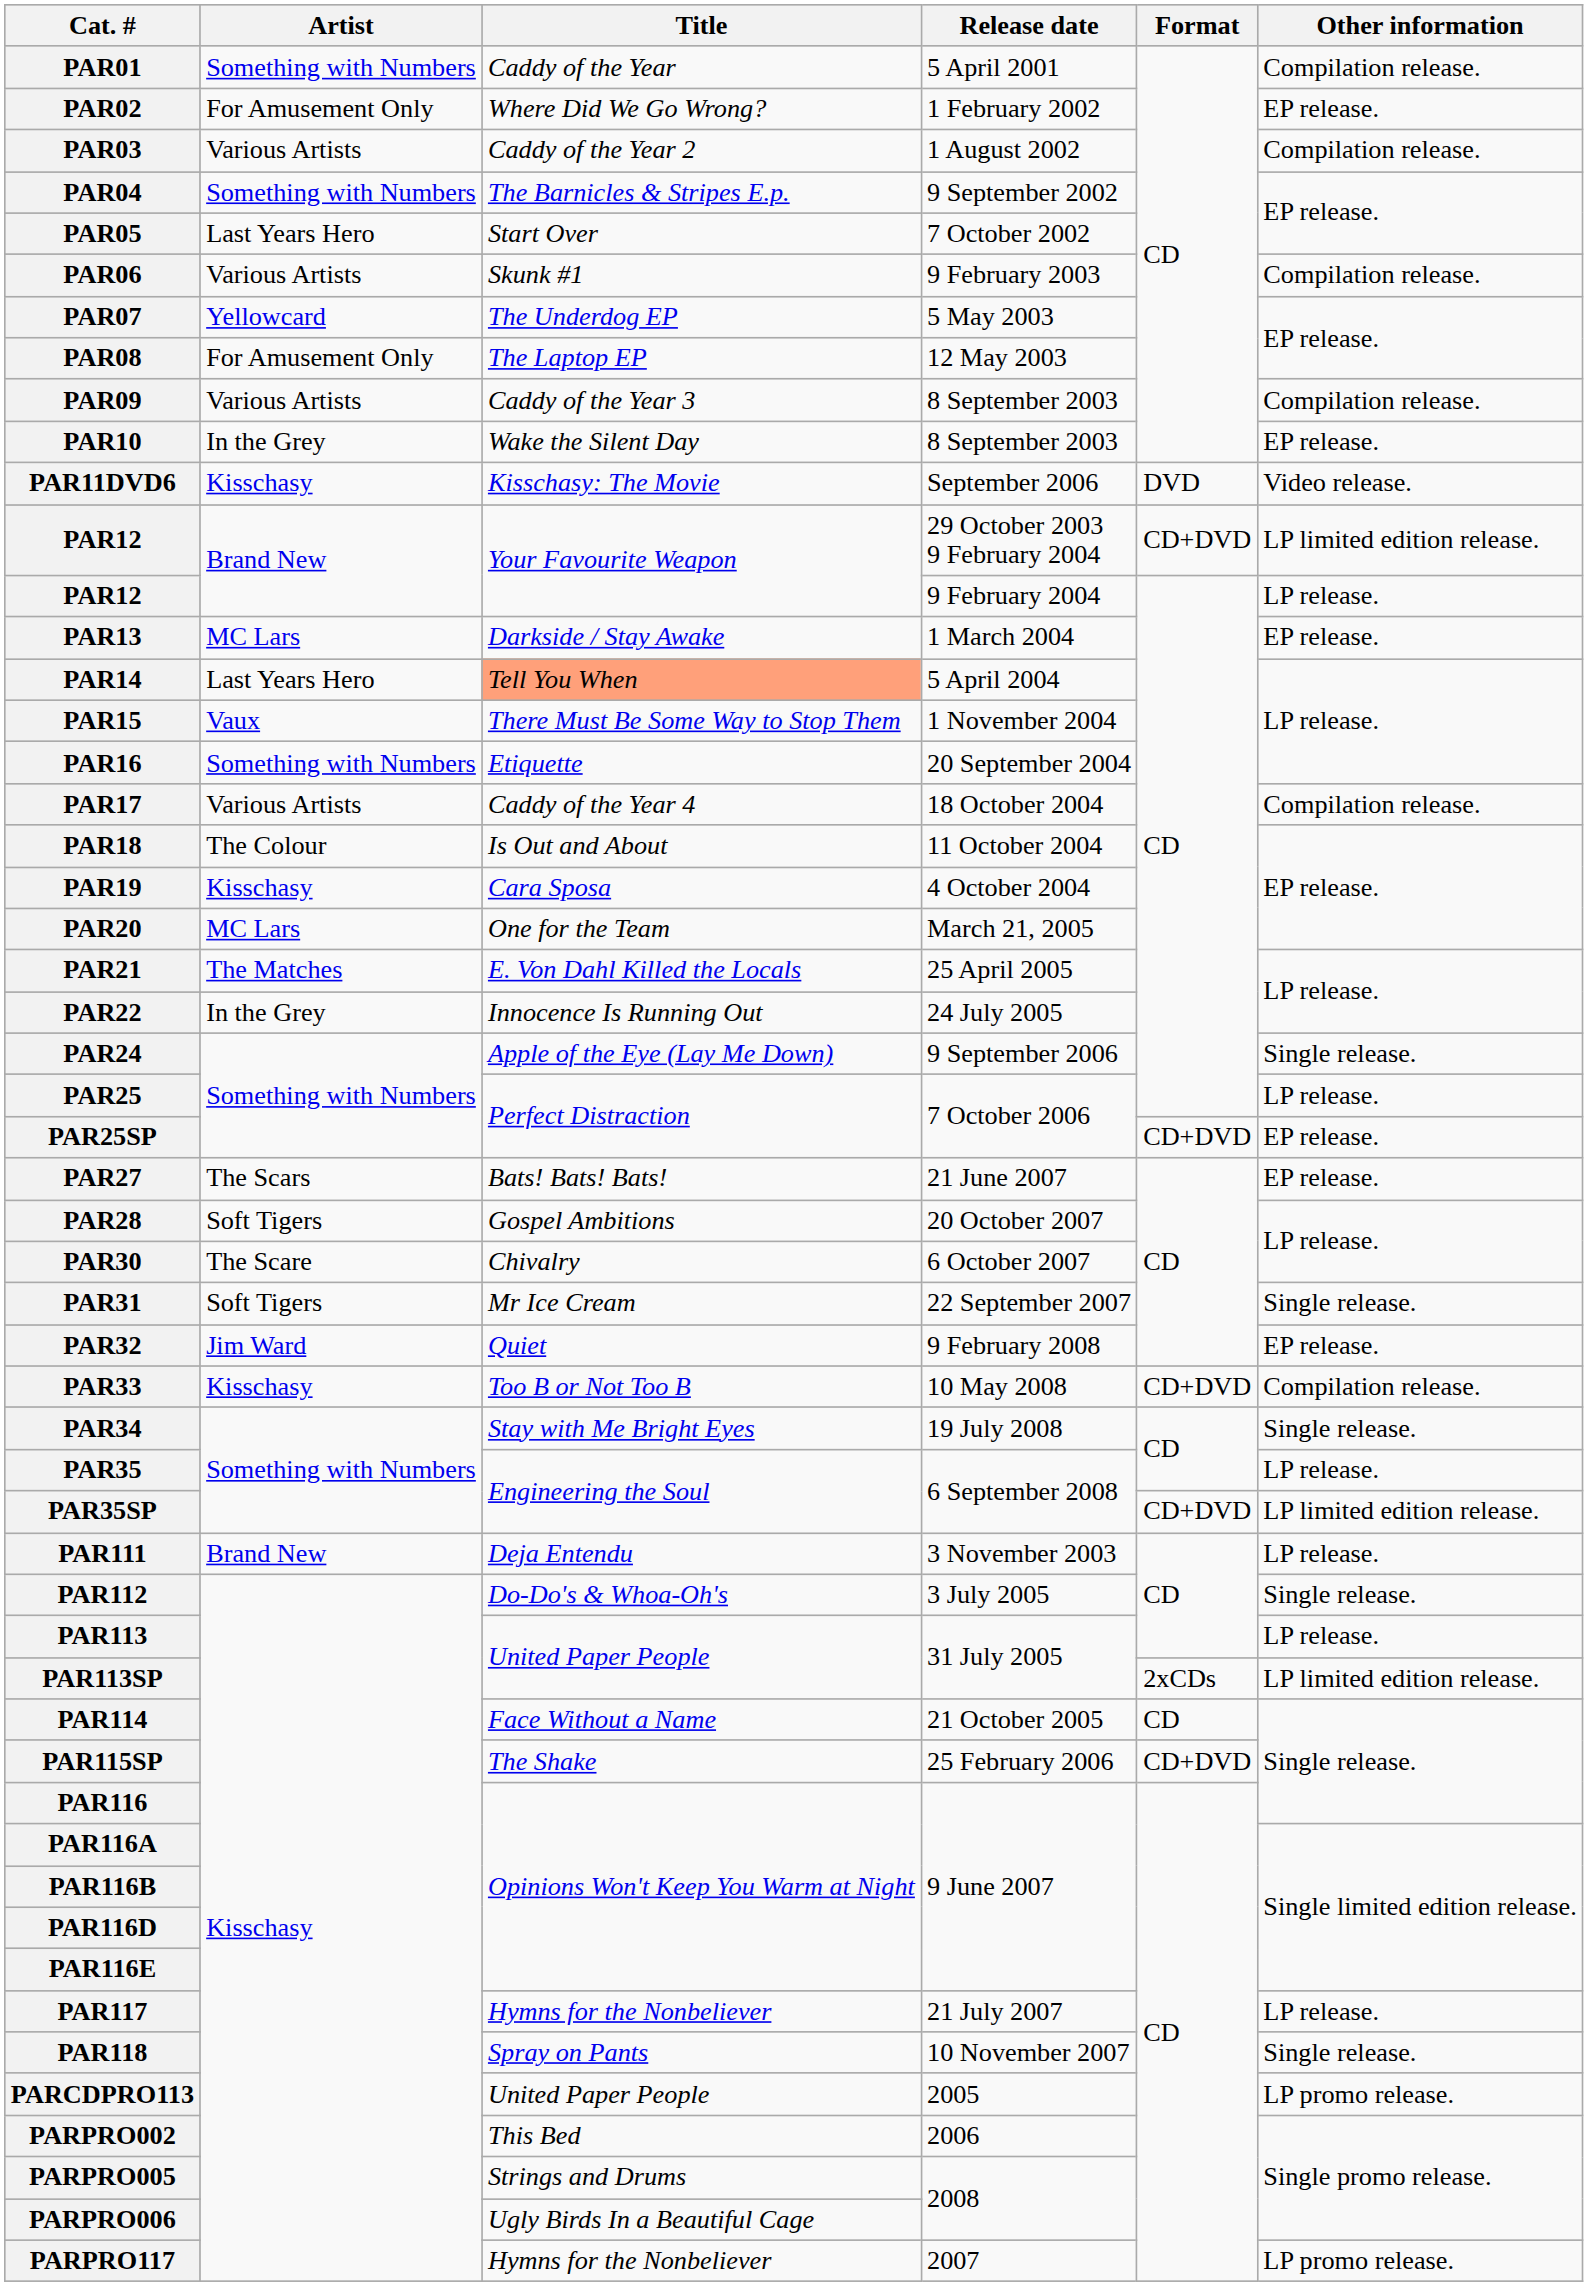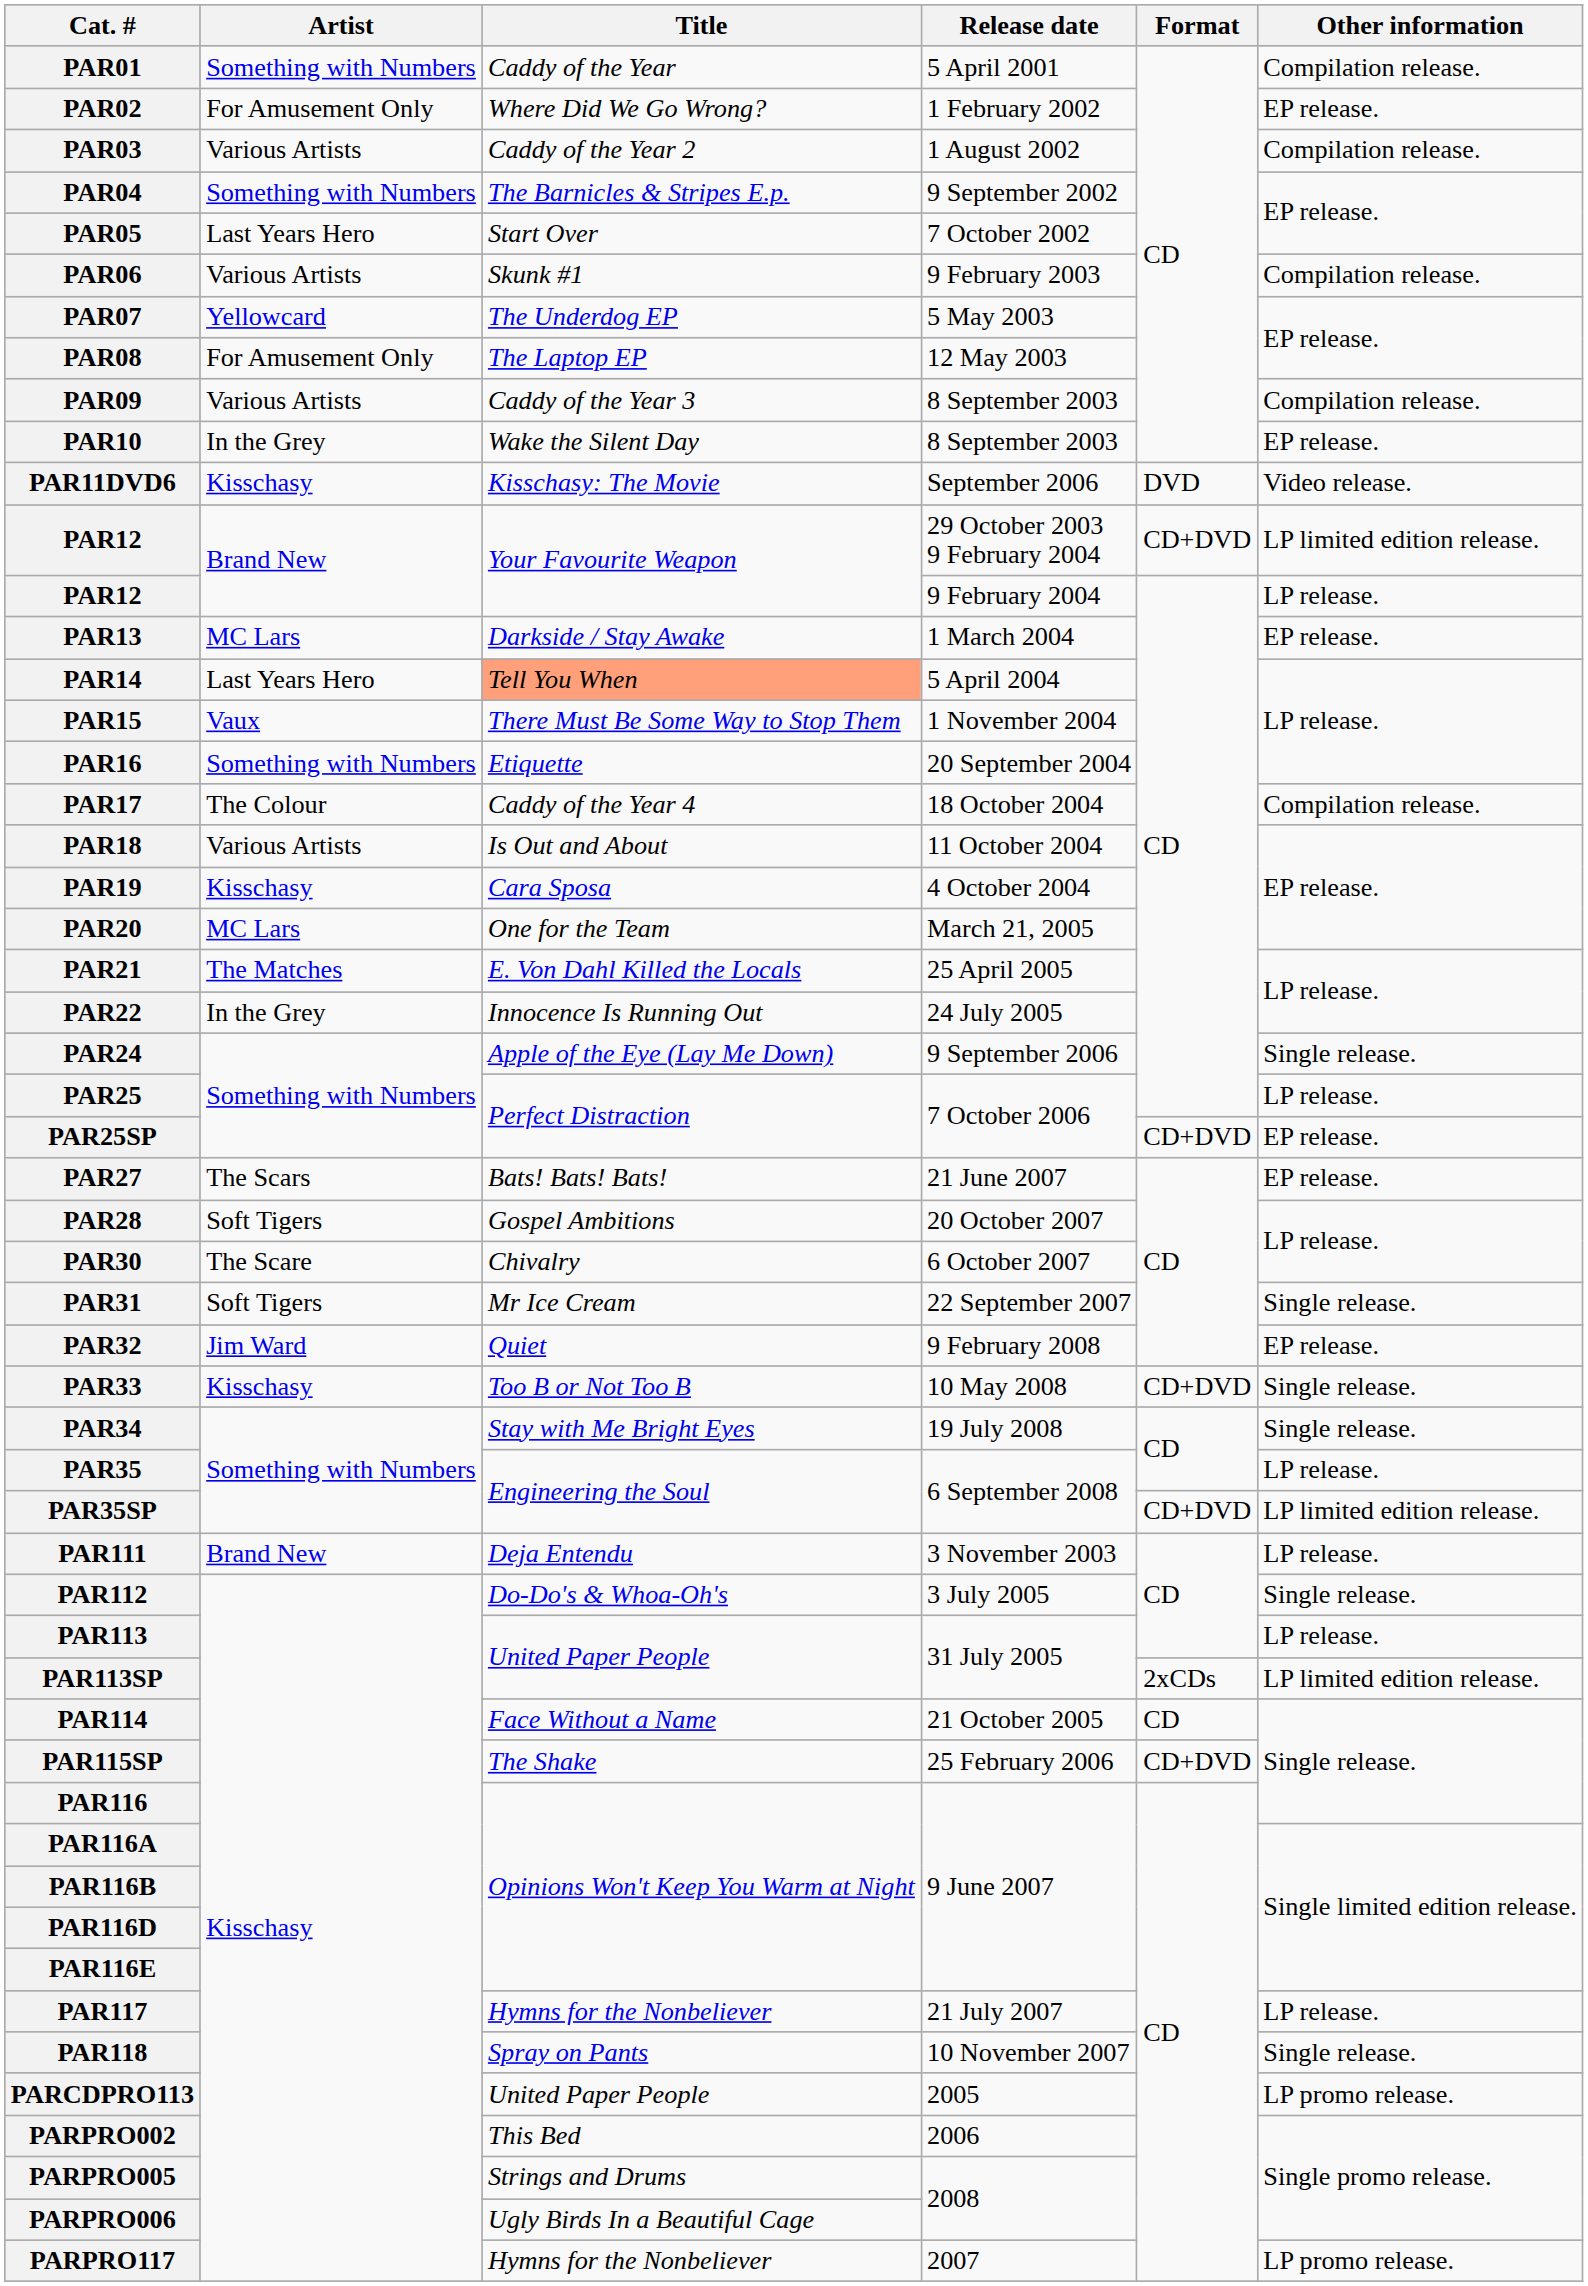(284, 803) Various Artists -> (266, 803) The Colour
(266, 845) The Colour -> (284, 845) Various Artists
(1372, 1386) Compilation release. -> (1340, 1386) Single release.
